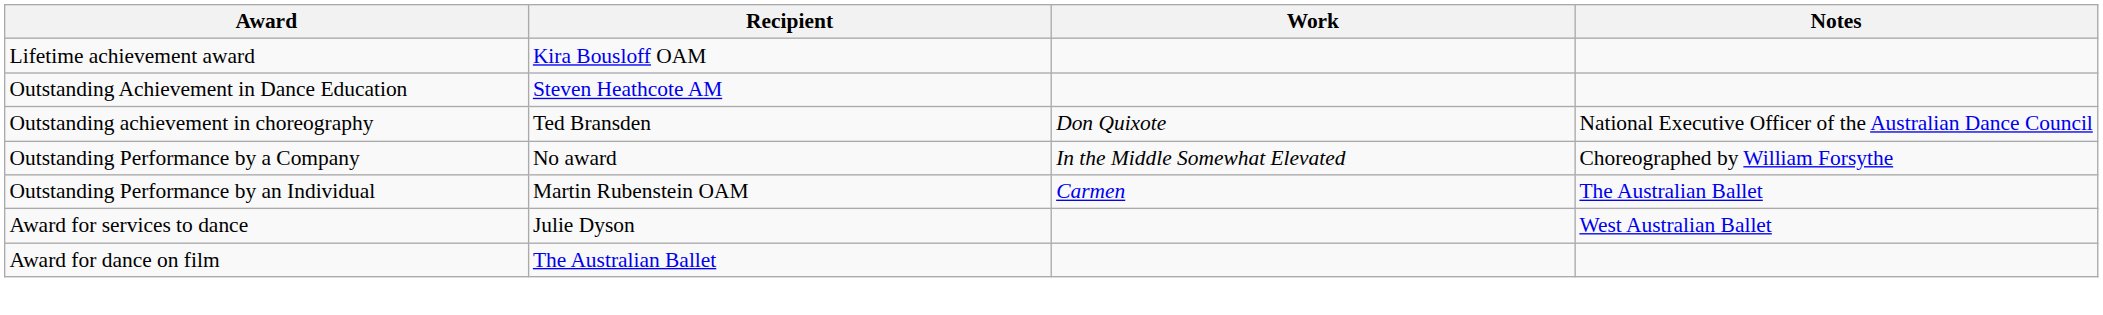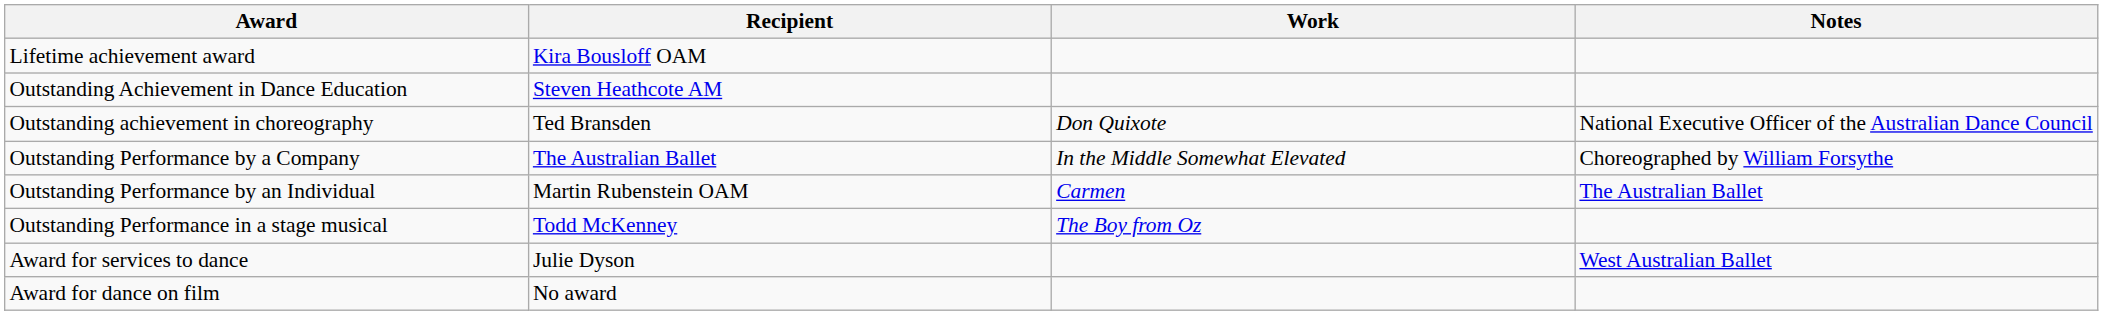(575, 157) No award -> (625, 157) The Australian Ballet
+ row: (199, 225)
(625, 259) The Australian Ballet -> (575, 293) No award
